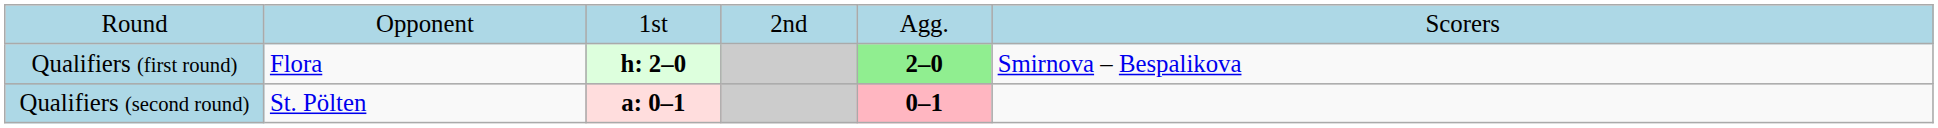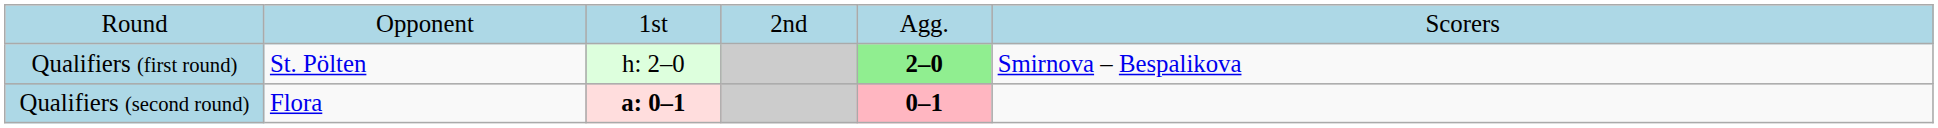(296, 63) Flora -> (318, 63) St. Pölten
(653, 63) bold -> (653, 63) normal
(318, 102) St. Pölten -> (296, 102) Flora
